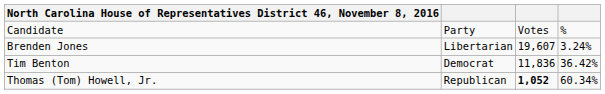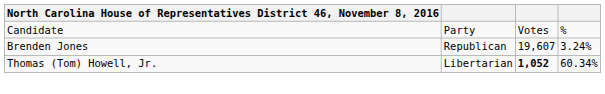(478, 47) Libertarian -> (475, 47) Republican
- row: (38, 64)
(475, 81) Republican -> (478, 64) Libertarian
